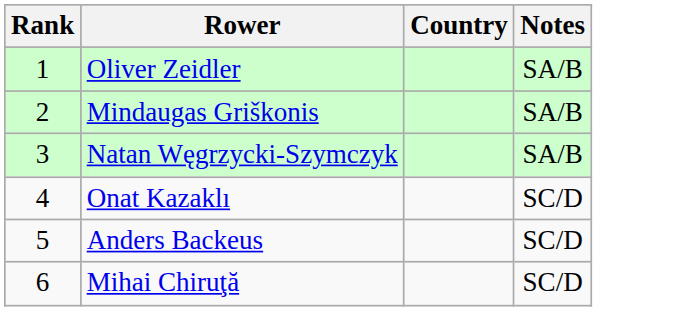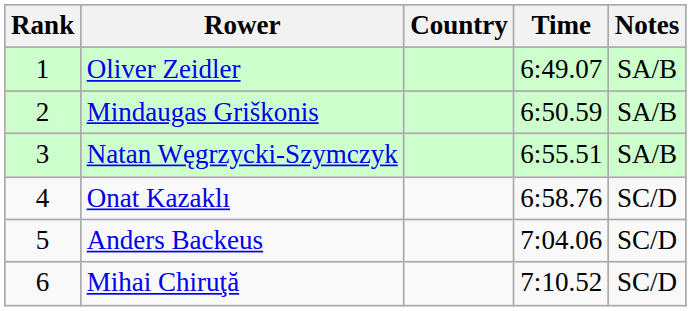+ column: (561, 25)
